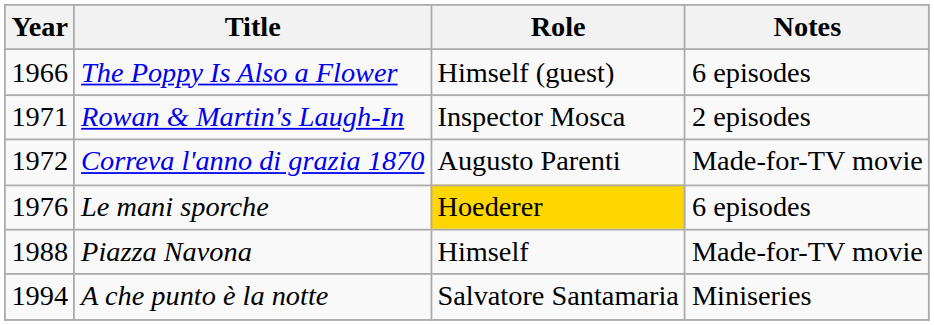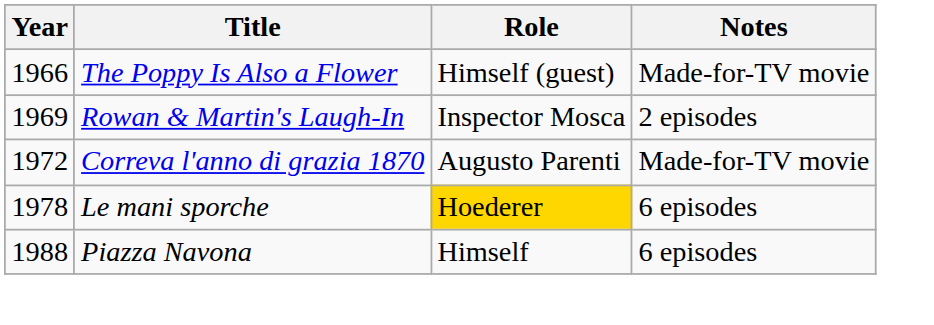(751, 71) 6 episodes -> (754, 71) Made-for-TV movie
(40, 116) 1971 -> (40, 116) 1969
(40, 206) 1976 -> (40, 206) 1978
(807, 251) Made-for-TV movie -> (698, 251) 6 episodes
- row: (205, 296)
